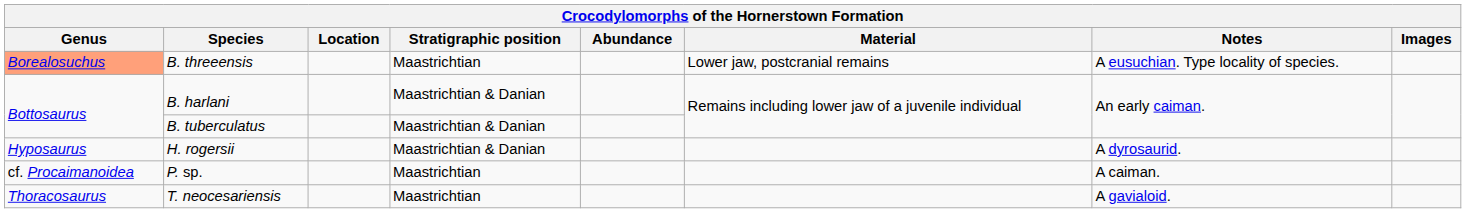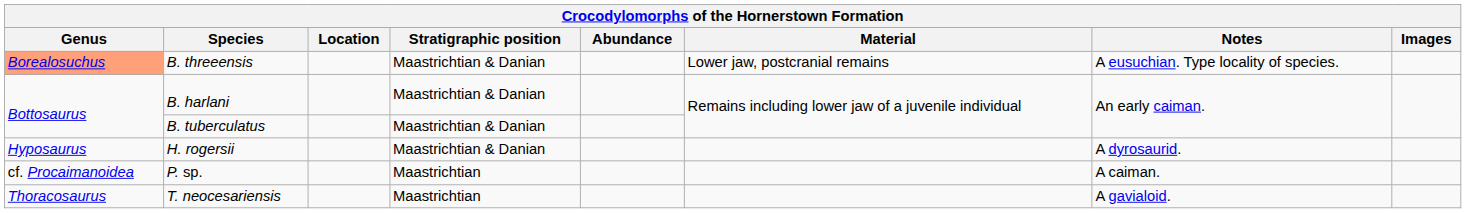(437, 62) Maastrichtian -> (469, 62) Maastrichtian & Danian
